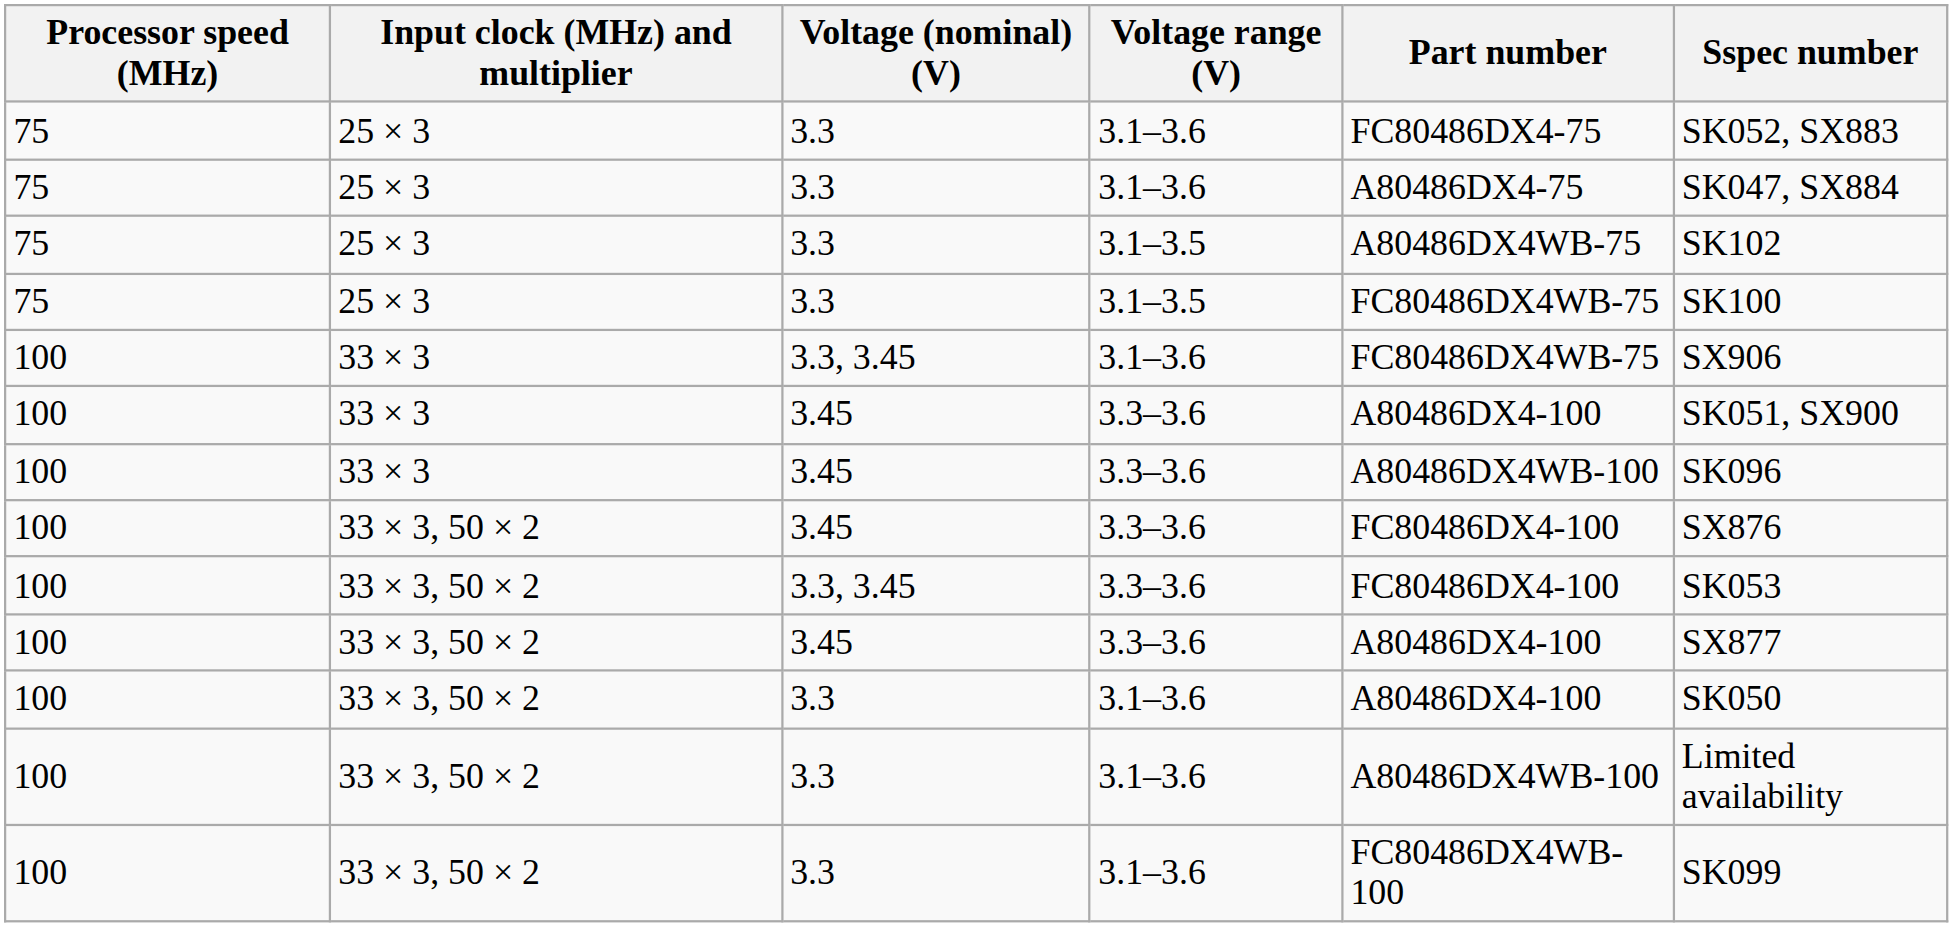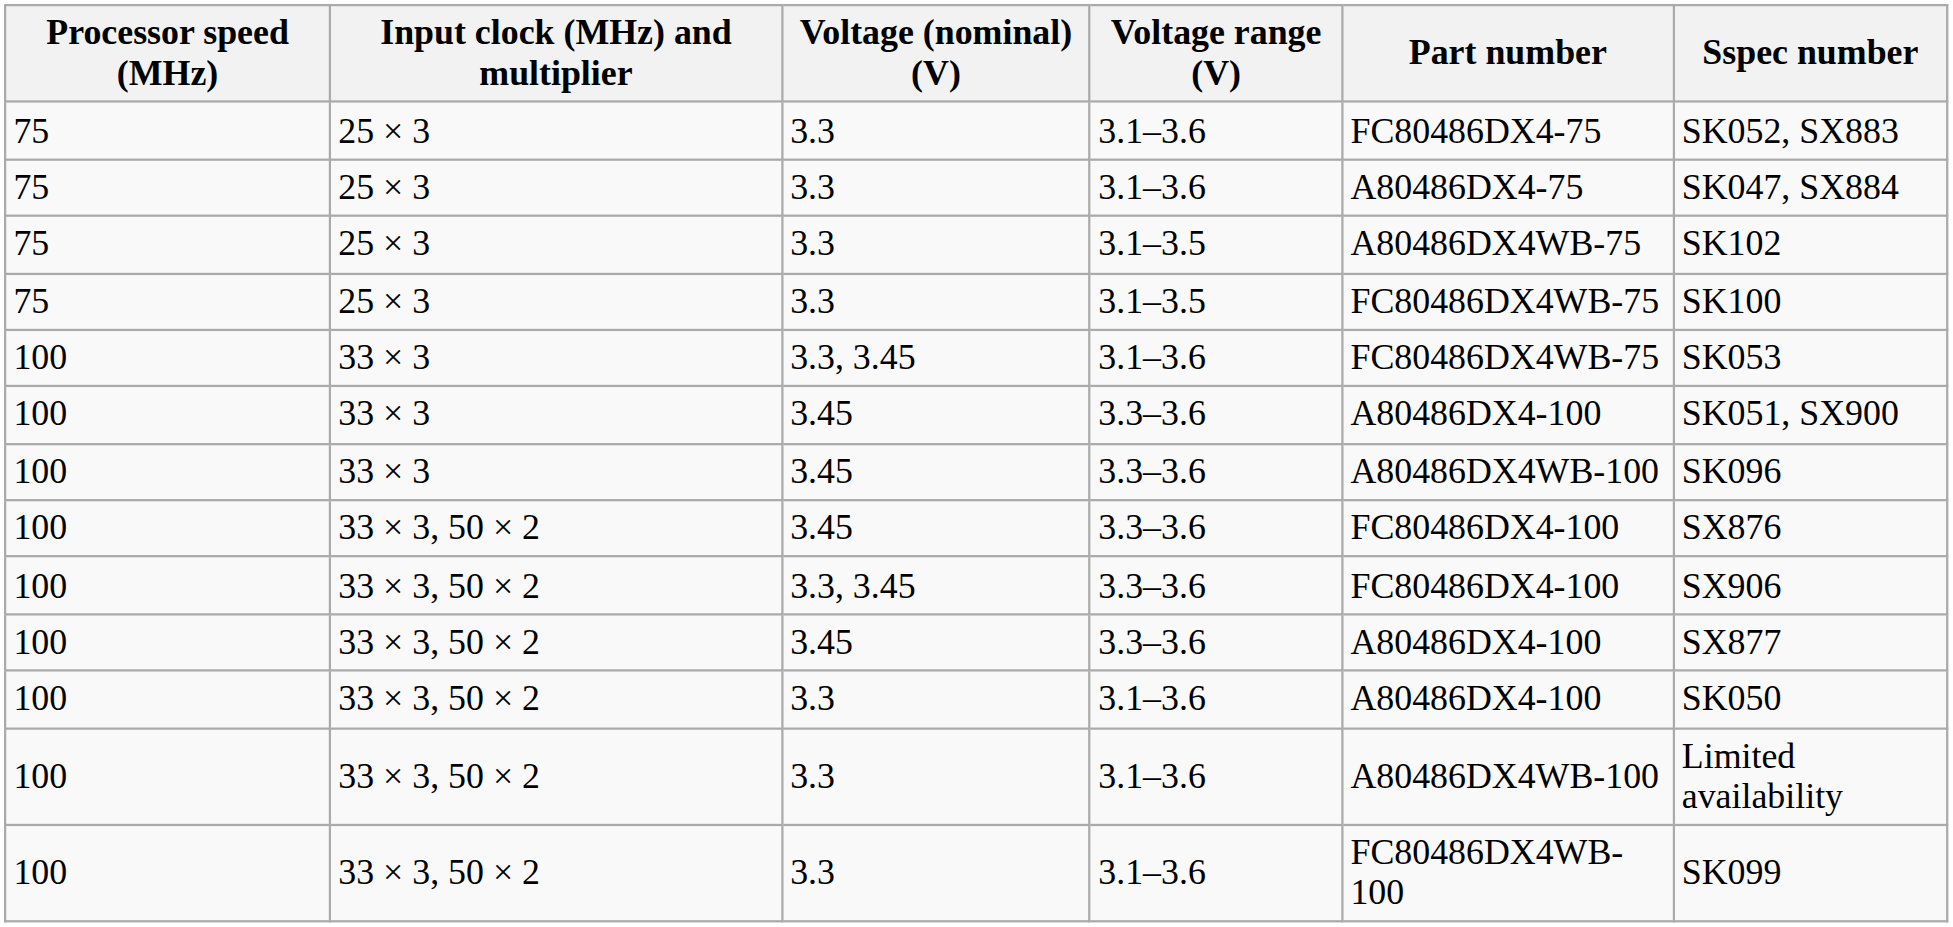(1732, 357) SX906 -> (1732, 357) SK053
(1732, 584) SK053 -> (1732, 584) SX906
